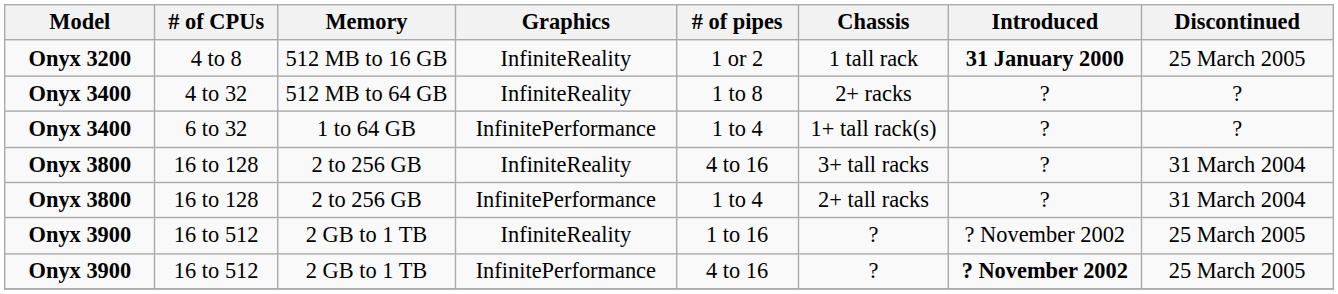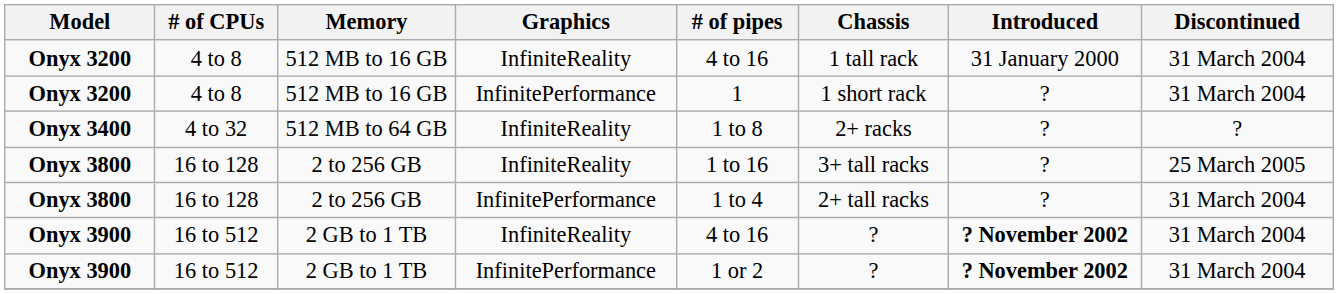(737, 57) 1 or 2 -> (737, 57) 4 to 16
(1045, 57) bold -> (1045, 57) normal
(1237, 57) 25 March 2005 -> (1237, 57) 31 March 2004
+ row: (216, 93)
- row: (216, 128)
(737, 164) 4 to 16 -> (737, 164) 1 to 16
(1237, 164) 31 March 2004 -> (1237, 164) 25 March 2005
(737, 235) 1 to 16 -> (737, 235) 4 to 16
(1045, 235) normal -> (1045, 235) bold
(1237, 235) 25 March 2005 -> (1237, 235) 31 March 2004
(737, 270) 4 to 16 -> (737, 270) 1 or 2
(1237, 270) 25 March 2005 -> (1237, 270) 31 March 2004
